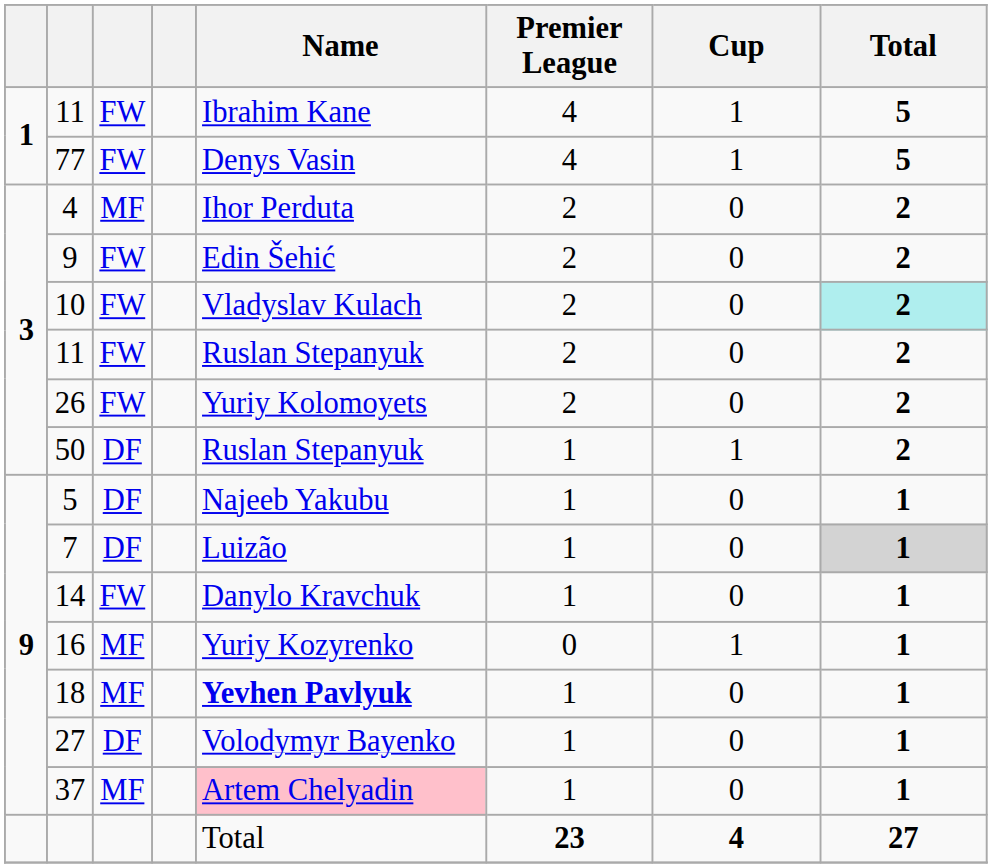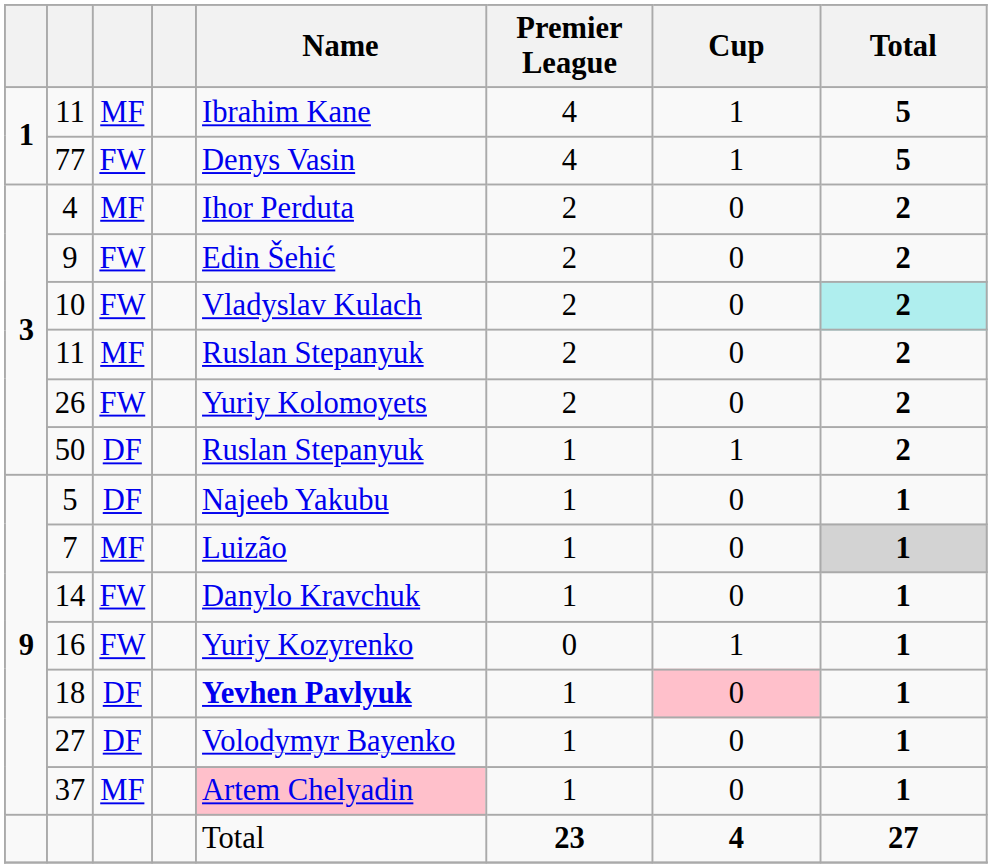(122, 111) FW -> (122, 111) MF
(122, 353) FW -> (122, 353) MF
(122, 547) DF -> (122, 547) MF
(122, 644) MF -> (122, 644) FW
(122, 693) MF -> (122, 693) DF
(736, 693) no background -> (736, 693) pink background
